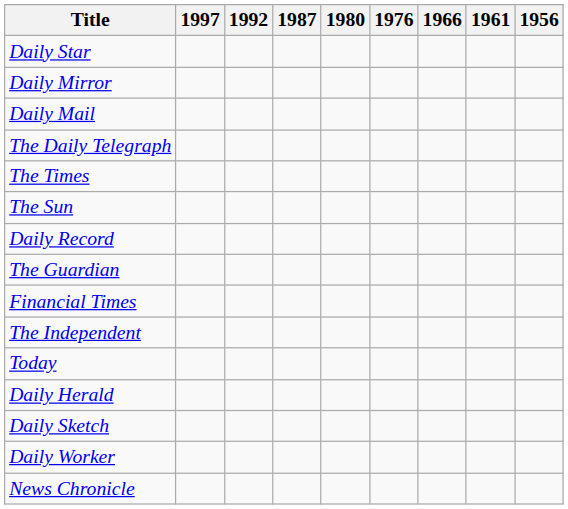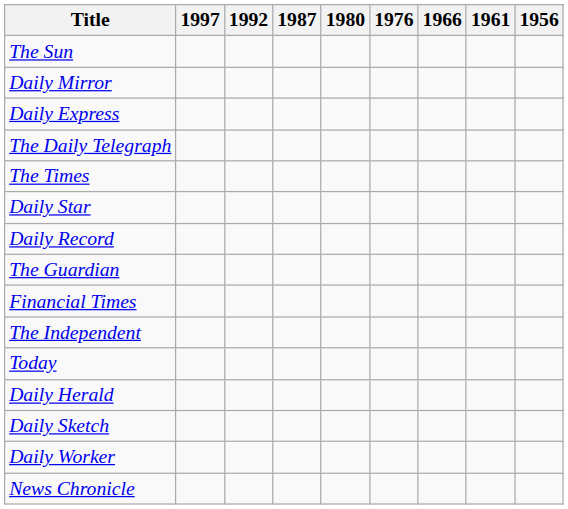rows swapped: (41, 207) <-> (50, 51)
- row: (52, 113)
+ row: (64, 113)
